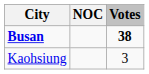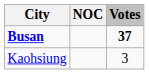(125, 36) 38 -> (125, 36) 37
